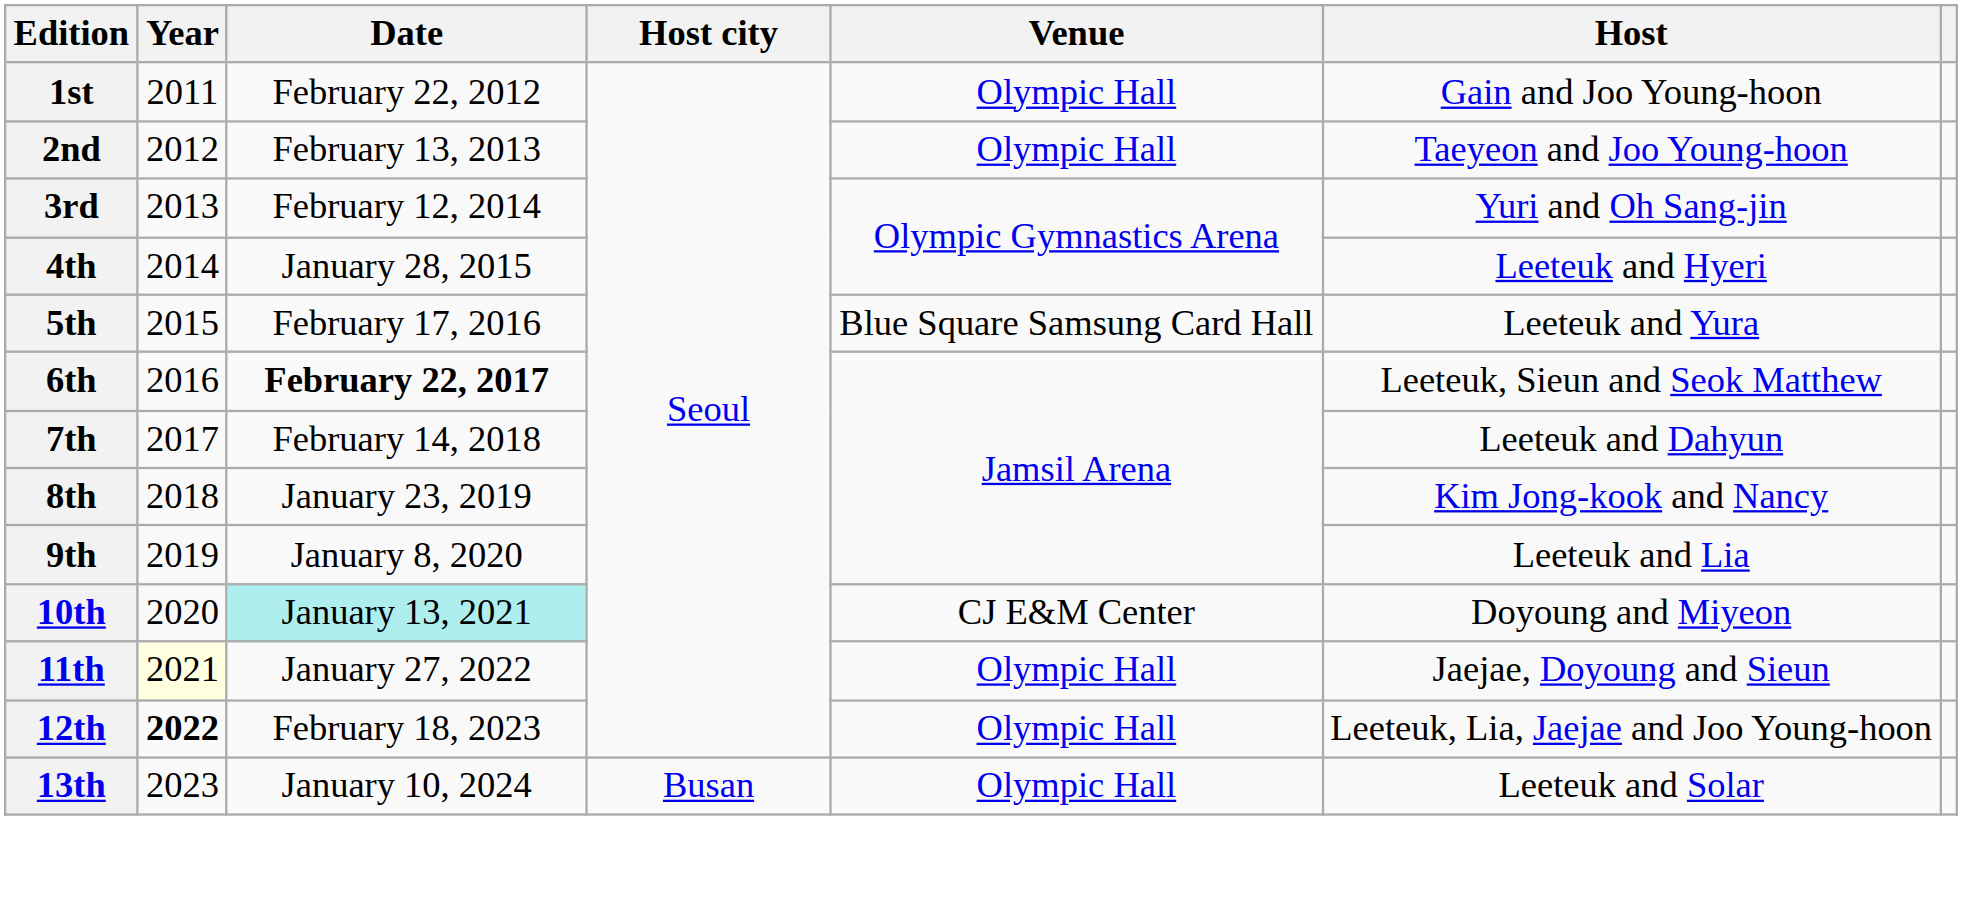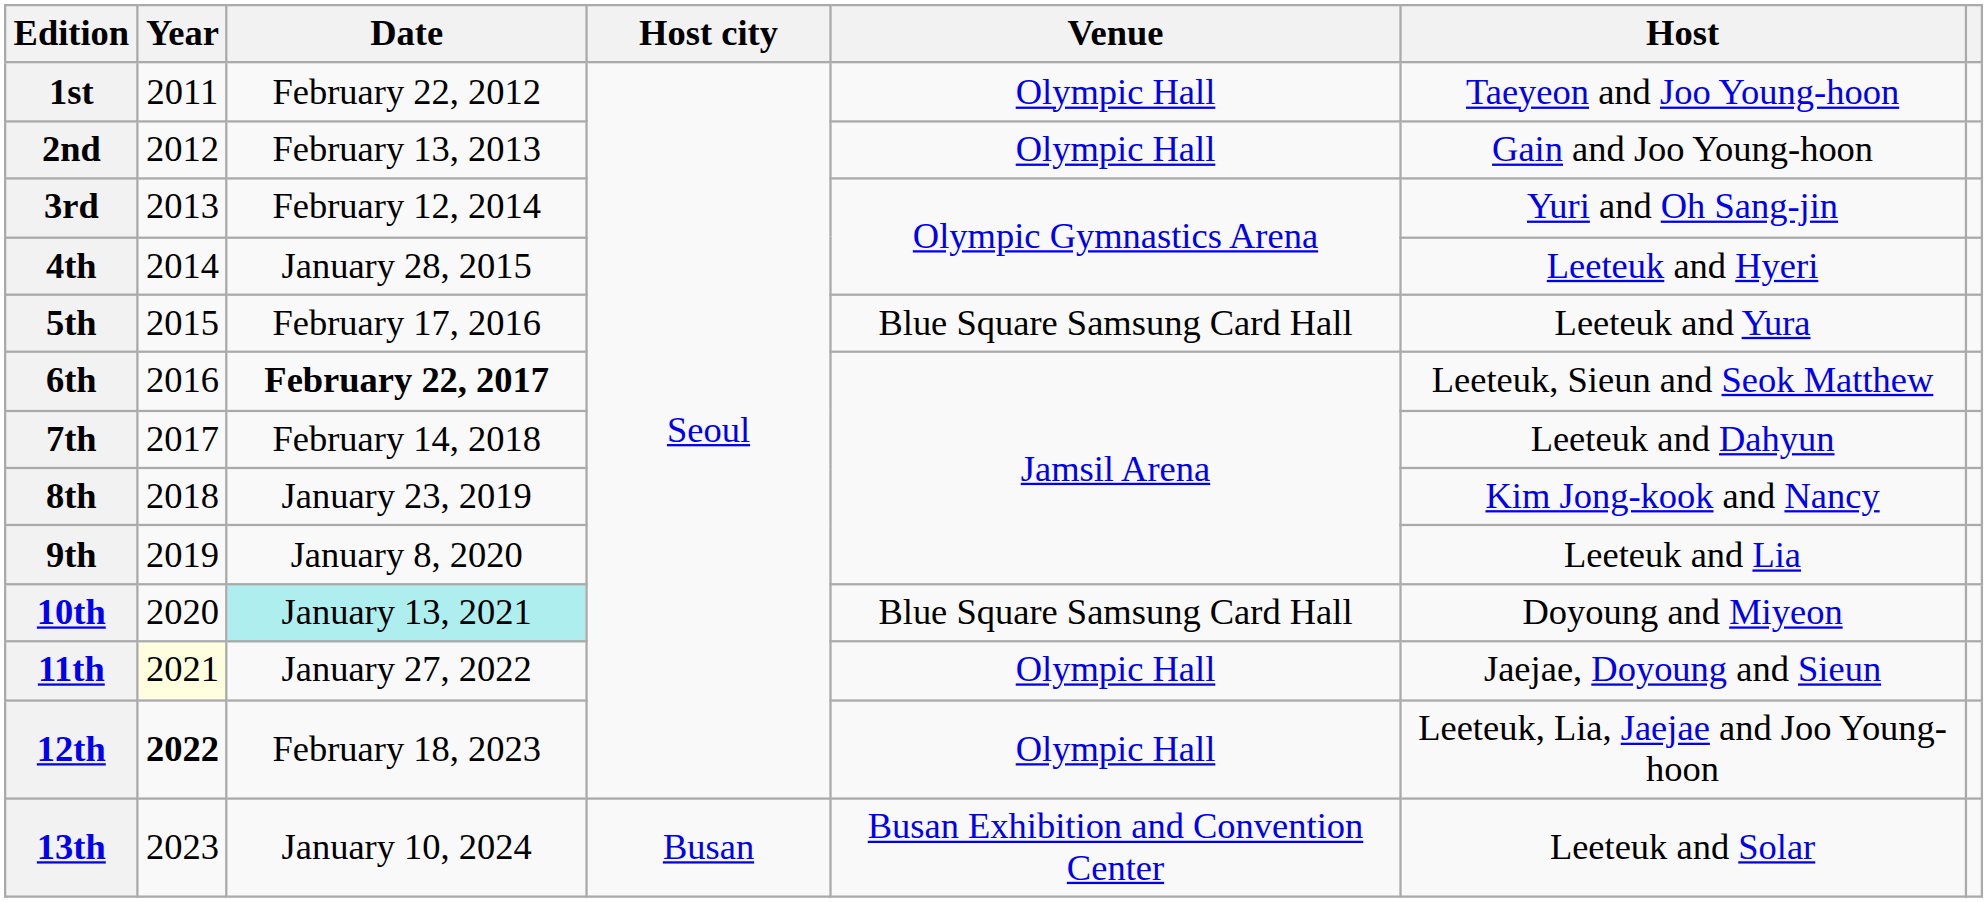(1631, 91) Gain and Joo Young-hoon -> (1683, 91) Taeyeon and Joo Young-hoon
(1631, 149) Taeyeon and Joo Young-hoon -> (1683, 149) Gain and Joo Young-hoon
(1076, 611) CJ E&M Center -> (1115, 611) Blue Square Samsung Card Hall
(1076, 785) Olympic Hall -> (1116, 847) Busan Exhibition and Convention Center
